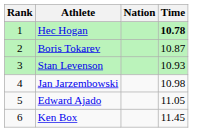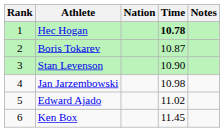+ column: (204, 13)
(173, 65) 10.93 -> (173, 65) 10.90
(173, 100) 11.05 -> (173, 100) 11.02
